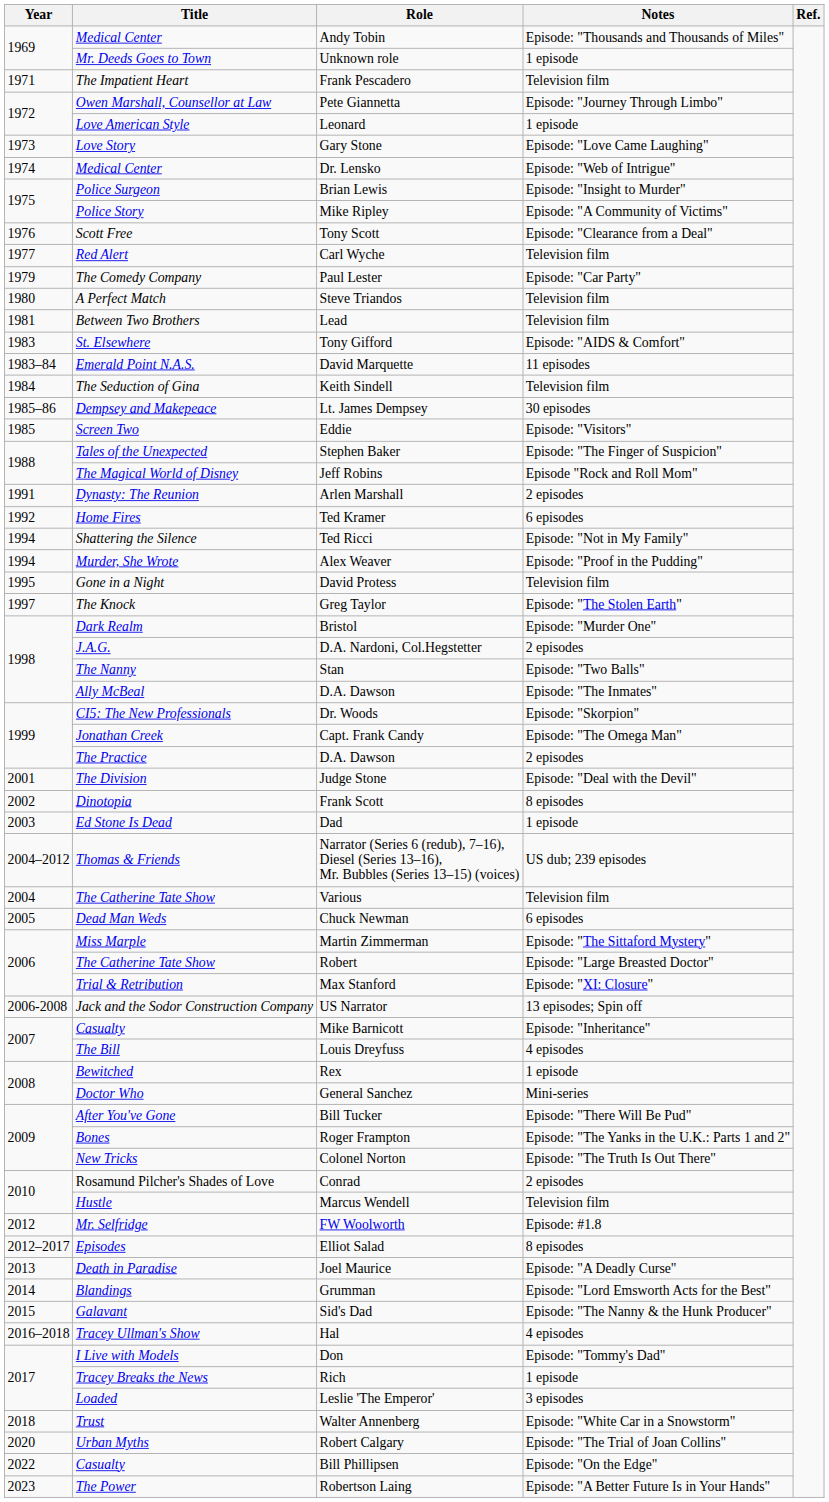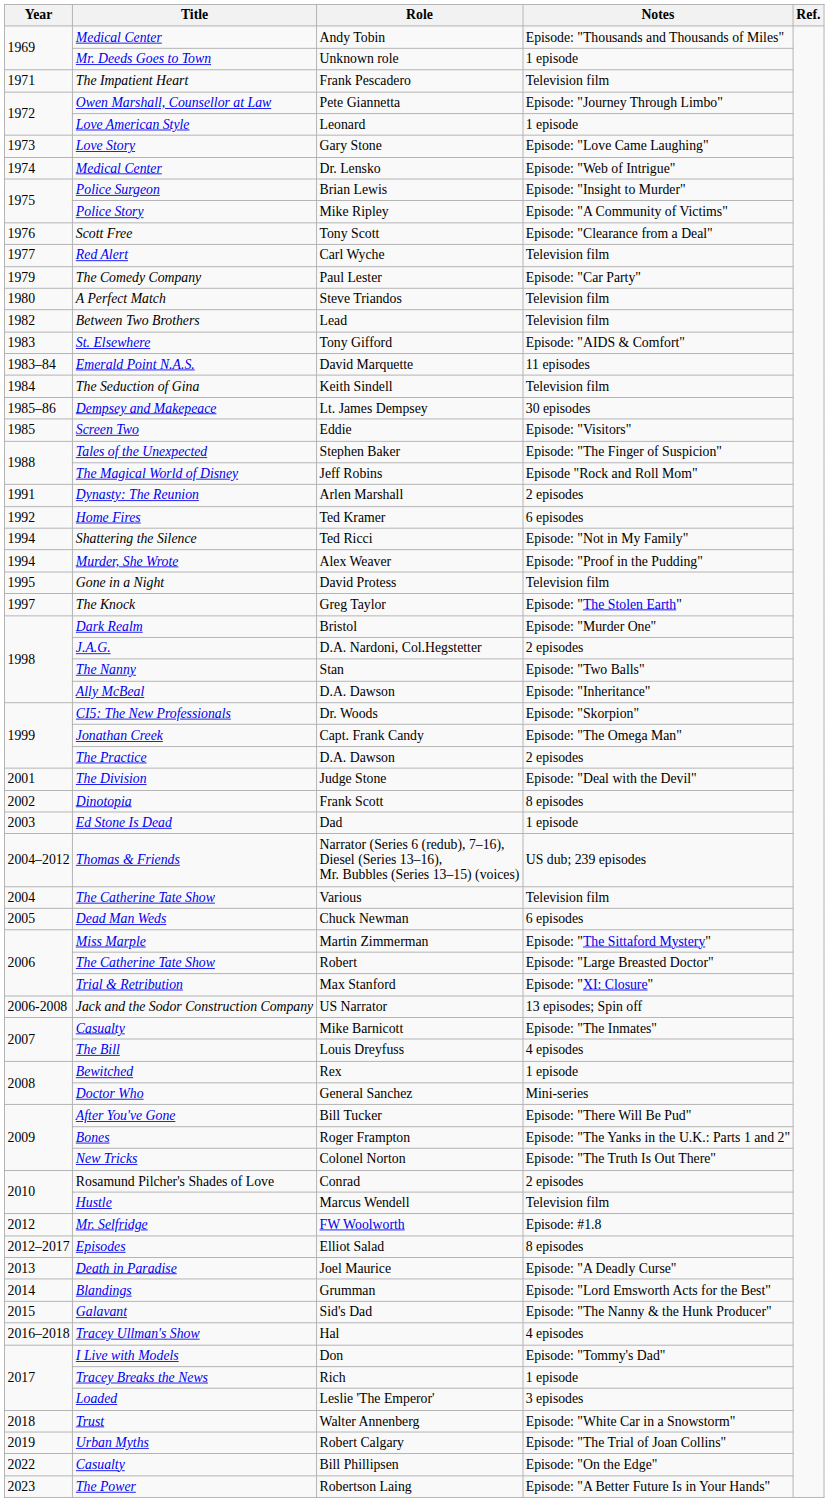(21, 320) 1981 -> (21, 320) 1982
(591, 691) Episode: "The Inmates" -> (588, 691) Episode: "Inheritance"
(588, 1028) Episode: "Inheritance" -> (591, 1028) Episode: "The Inmates"
(21, 1443) 2020 -> (21, 1443) 2019
